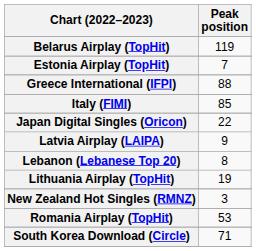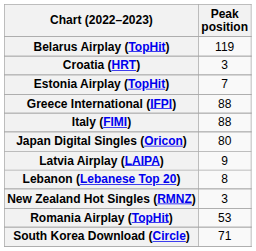+ row: (101, 65)
(225, 103) 85 -> (225, 122) 88
(225, 122) 22 -> (225, 141) 80
- row: (101, 179)
